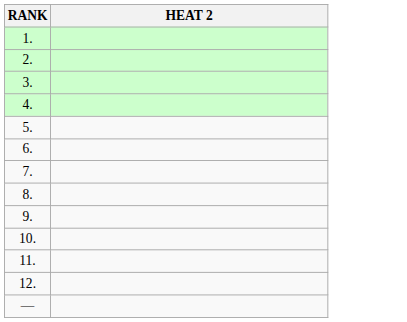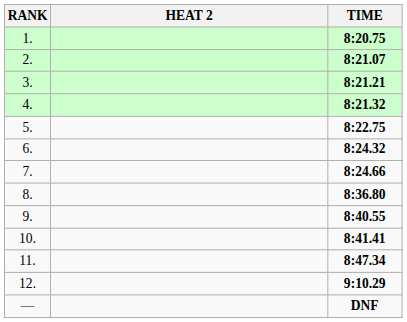+ column: (365, 16)
